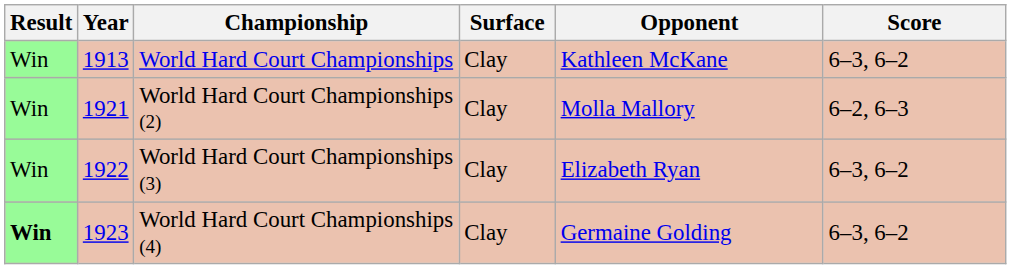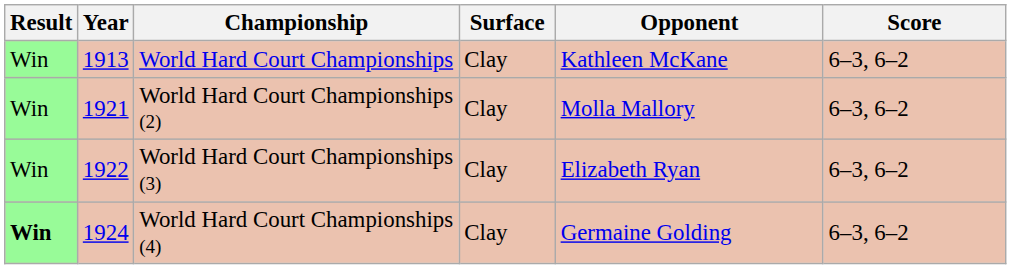(869, 108) 6–2, 6–3 -> (869, 108) 6–3, 6–2
(106, 232) 1923 -> (106, 232) 1924
